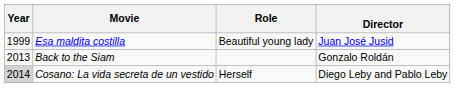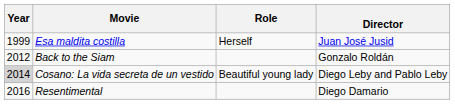(266, 41) Beautiful young lady -> (235, 41) Herself
(19, 58) 2013 -> (19, 58) 2012
(235, 75) Herself -> (266, 75) Beautiful young lady
+ row: (69, 91)
